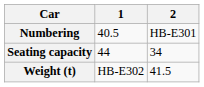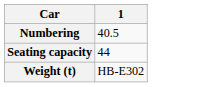- column: (173, 14)
